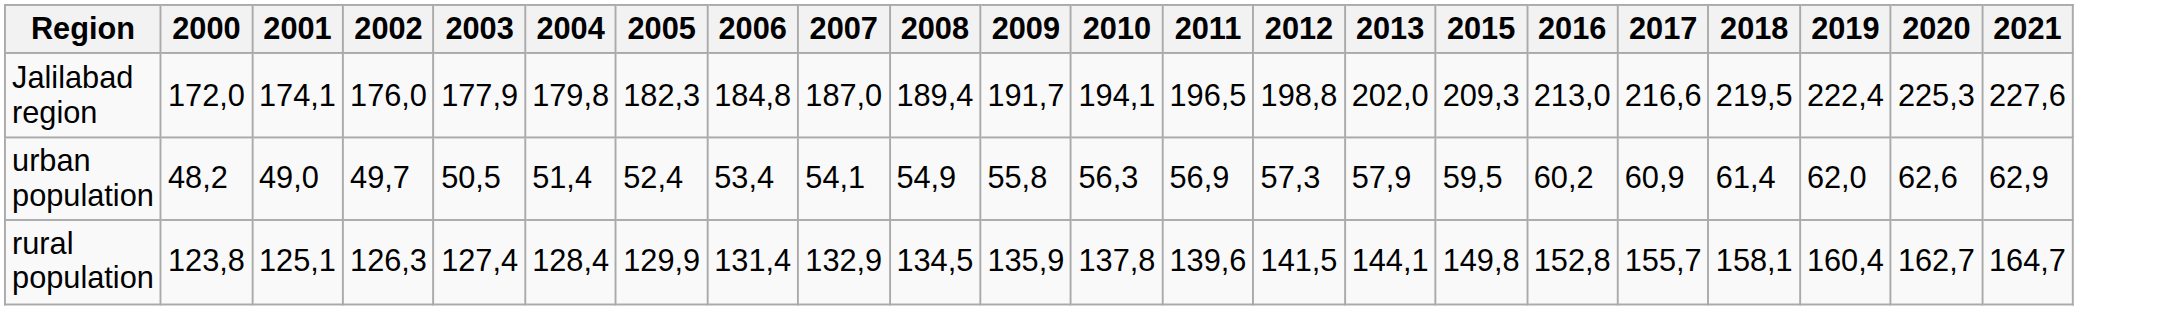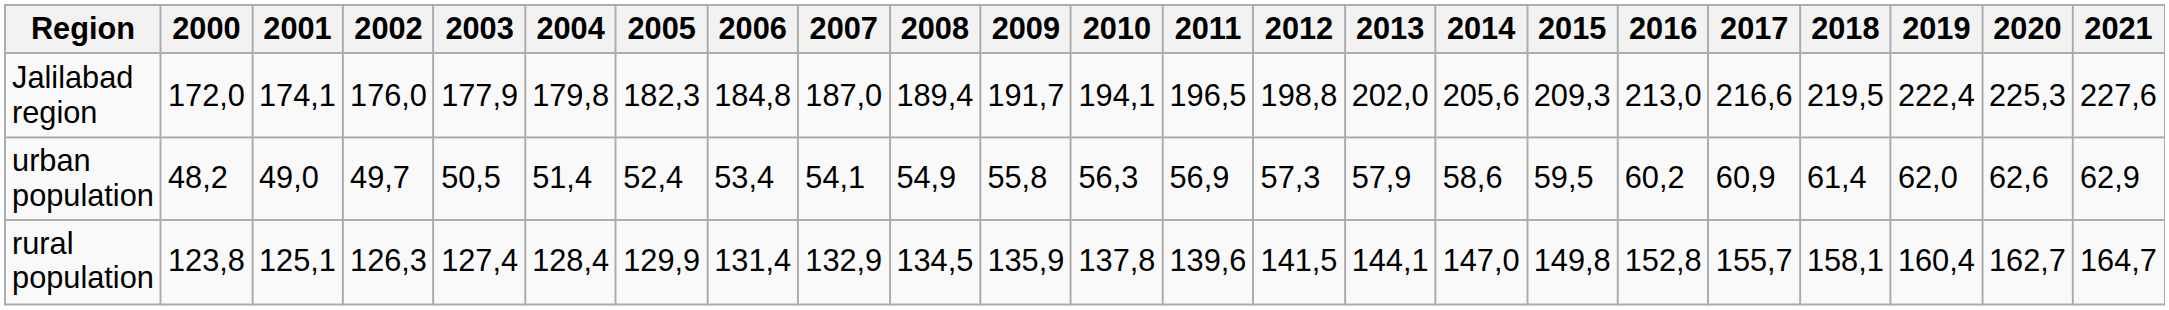+ column: (1481, 28)
